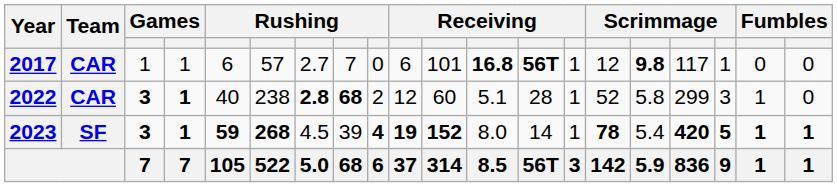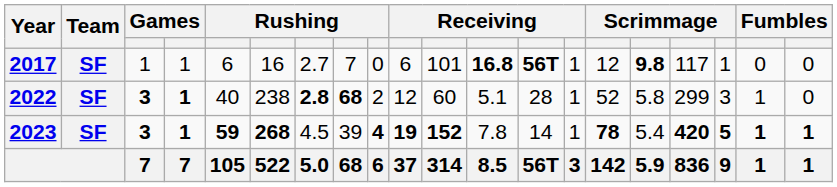(93, 64) CAR -> (93, 64) SF
(272, 64) 57 -> (272, 64) 16
(93, 97) CAR -> (93, 97) SF
(492, 131) 8.0 -> (492, 131) 7.8
